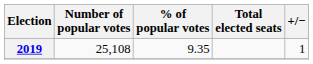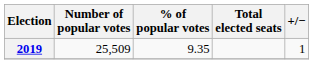(113, 48) 25,108 -> (113, 48) 25,509
